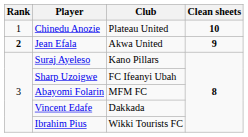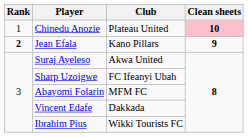(214, 28) no background -> (214, 28) pink background
(136, 44) Akwa United -> (134, 44) Kano Pillars
(134, 60) Kano Pillars -> (136, 60) Akwa United
